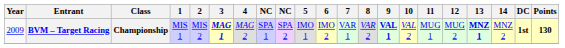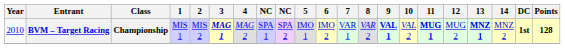(15, 30) 2009 -> (15, 30) 2010
(430, 30) normal -> (431, 30) bold
(545, 30) 130 -> (546, 30) 128
